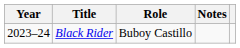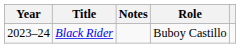columns swapped: (155, 14) <-> (212, 14)
